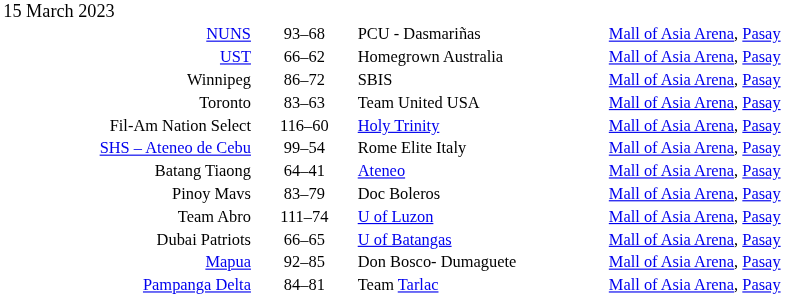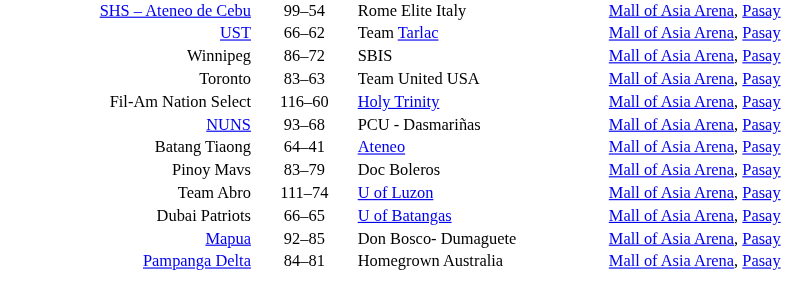- row: (59, 10)
rows swapped: (175, 148) <-> (229, 34)
(430, 57) Homegrown Australia -> (398, 33) Team Tarlac
(398, 285) Team Tarlac -> (430, 261) Homegrown Australia
